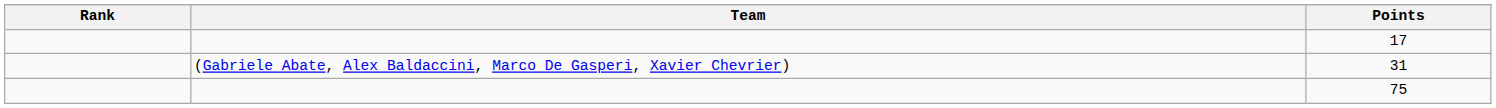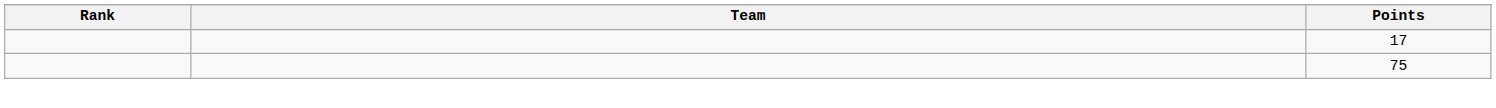- row: (1398, 66)
